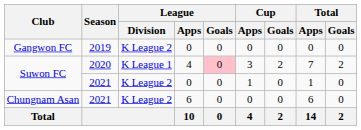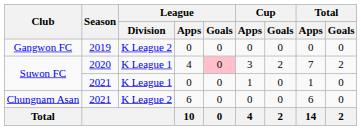(147, 82) K League 2 -> (147, 82) K League 1
